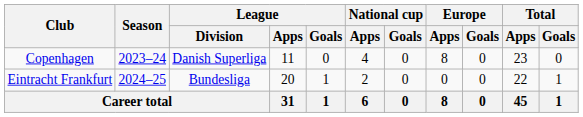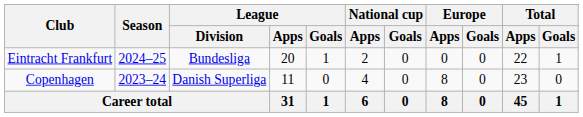rows swapped: (60, 58) <-> (60, 79)
